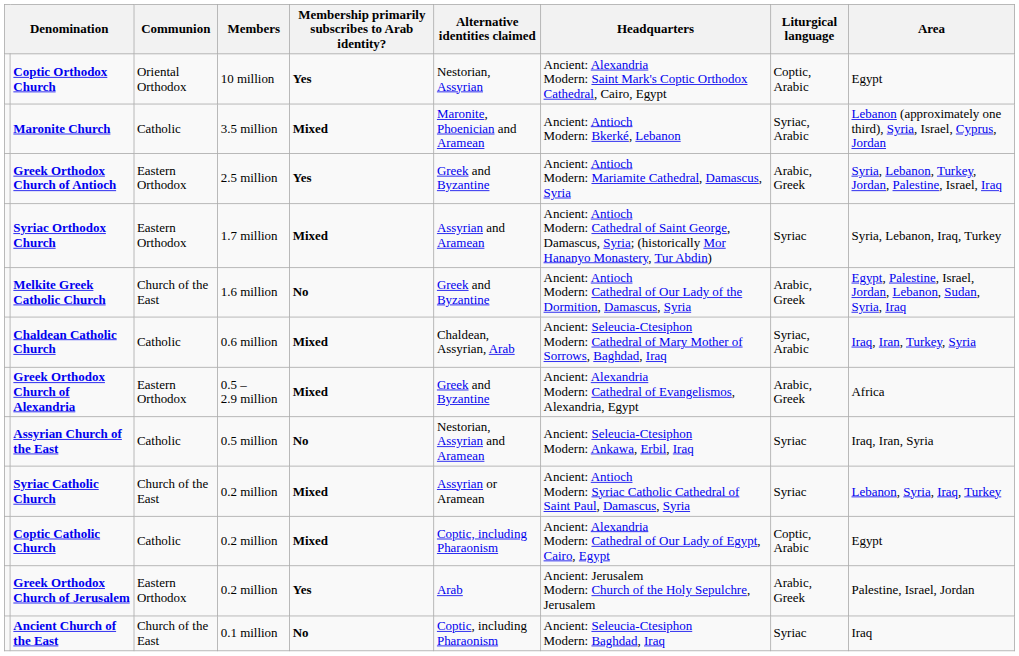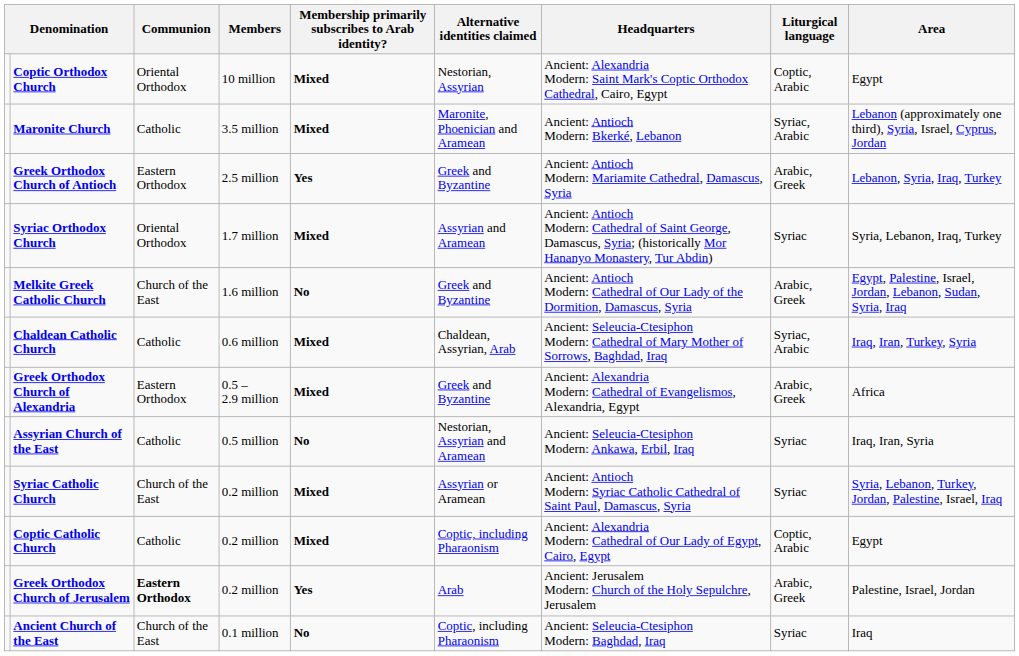(302, 79) Yes -> (311, 79) Mixed
(927, 178) Syria, Lebanon, Turkey, Jordan, Palestine, Israel, Iraq -> (927, 178) Lebanon, Syria, Iraq, Turkey
(162, 235) Eastern Orthodox -> (162, 235) Oriental Orthodox
(926, 491) Lebanon, Syria, Iraq, Turkey -> (927, 491) Syria, Lebanon, Turkey, Jordan, Palestine, Israel, Iraq
(162, 590) normal -> (164, 590) bold
